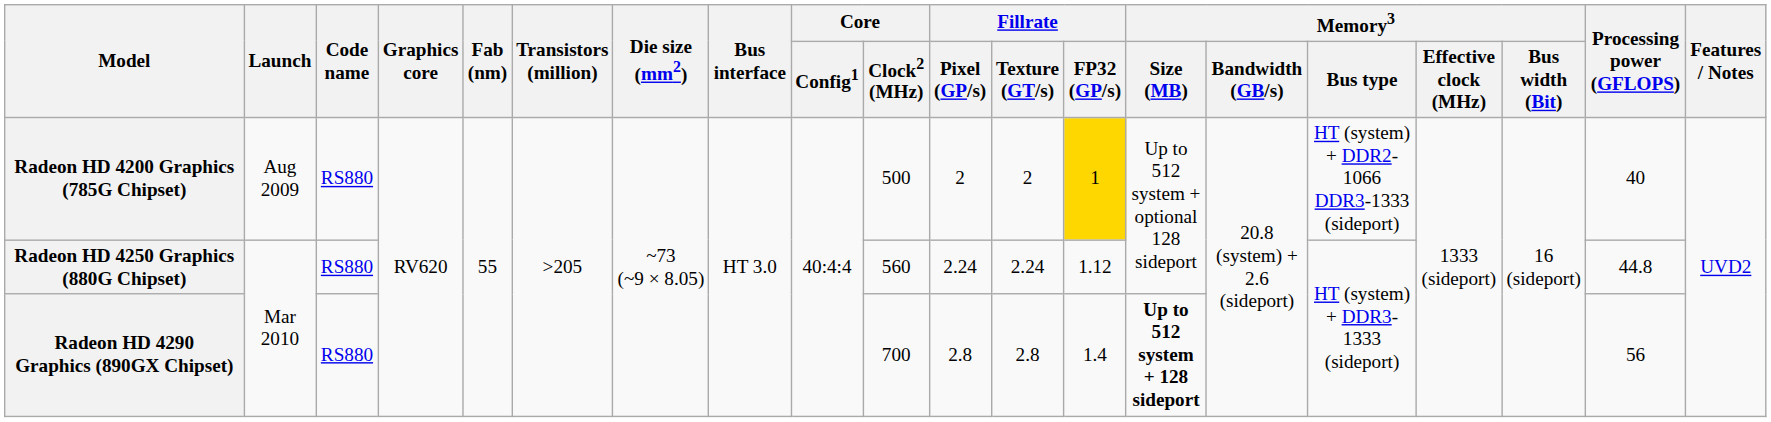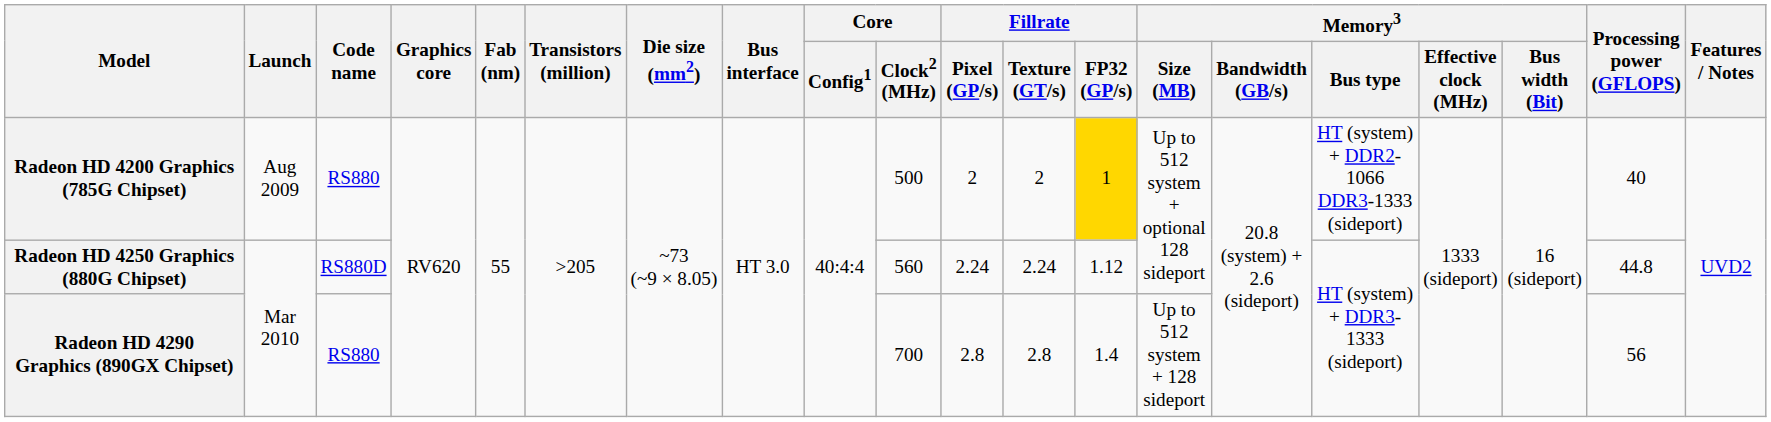(347, 266) RS880 -> (354, 266) RS880D
(1166, 354) bold -> (1174, 354) normal
